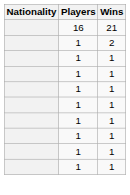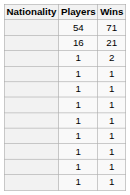+ row: (78, 27)
